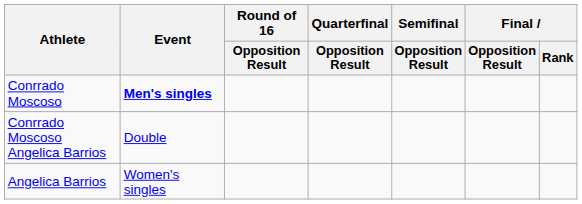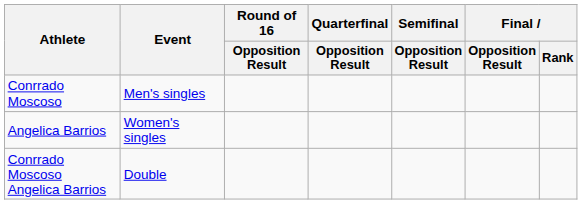(168, 94) bold -> (164, 94) normal
rows swapped: (57, 182) <-> (57, 138)
